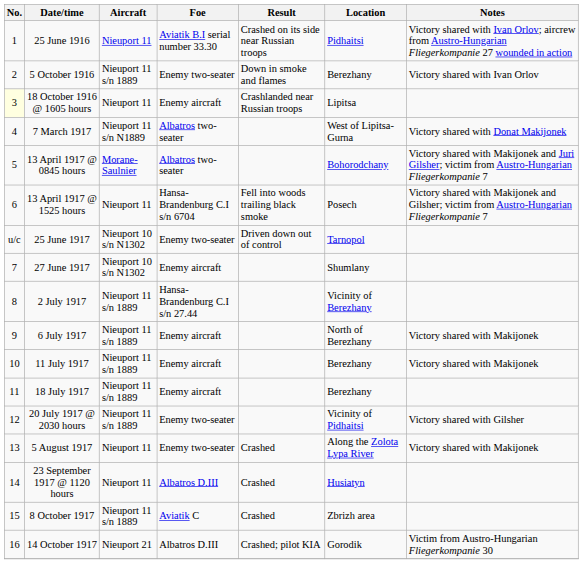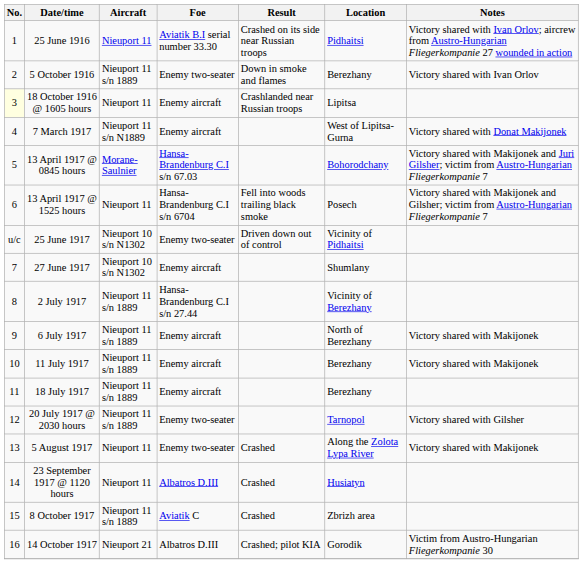(188, 131) Albatros two-seater -> (190, 131) Enemy aircraft
(188, 165) Albatros two-seater -> (194, 165) Hansa-Brandenburg C.I s/n 67.03
(346, 239) Tarnopol -> (350, 239) Vicinity of Pidhaitsi
(350, 420) Vicinity of Pidhaitsi -> (346, 420) Tarnopol
